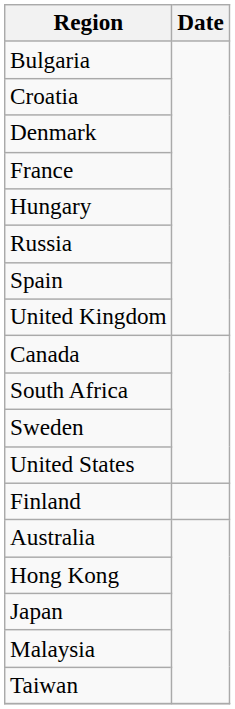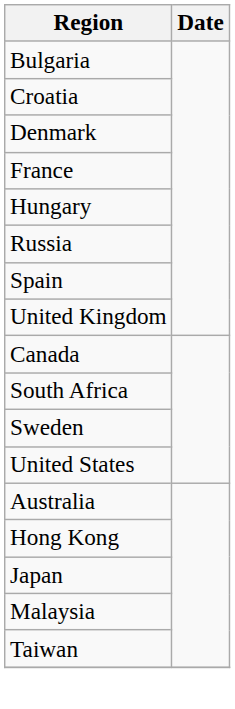- row: (46, 501)
